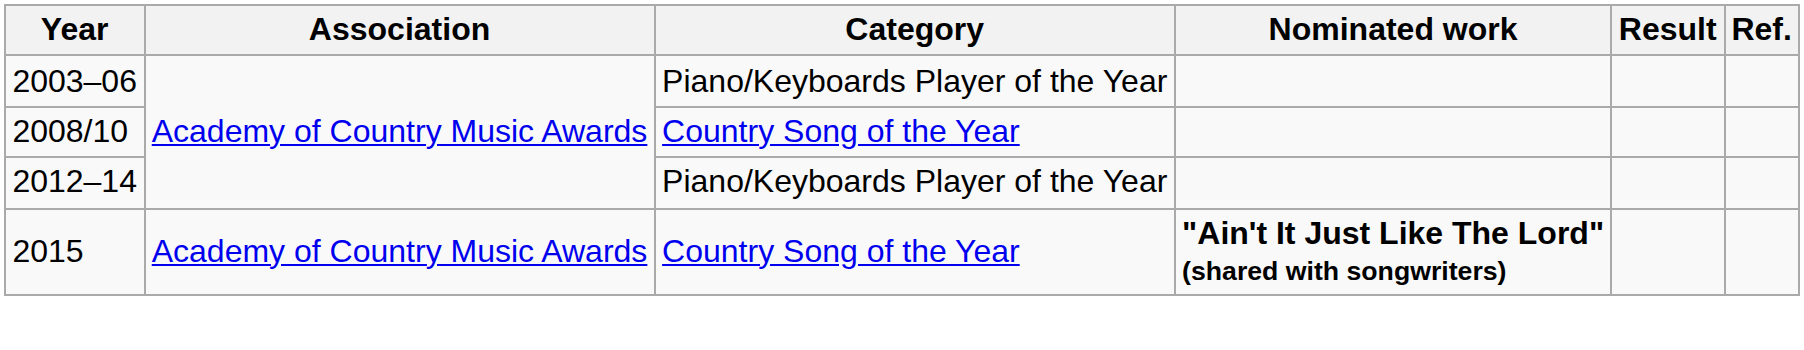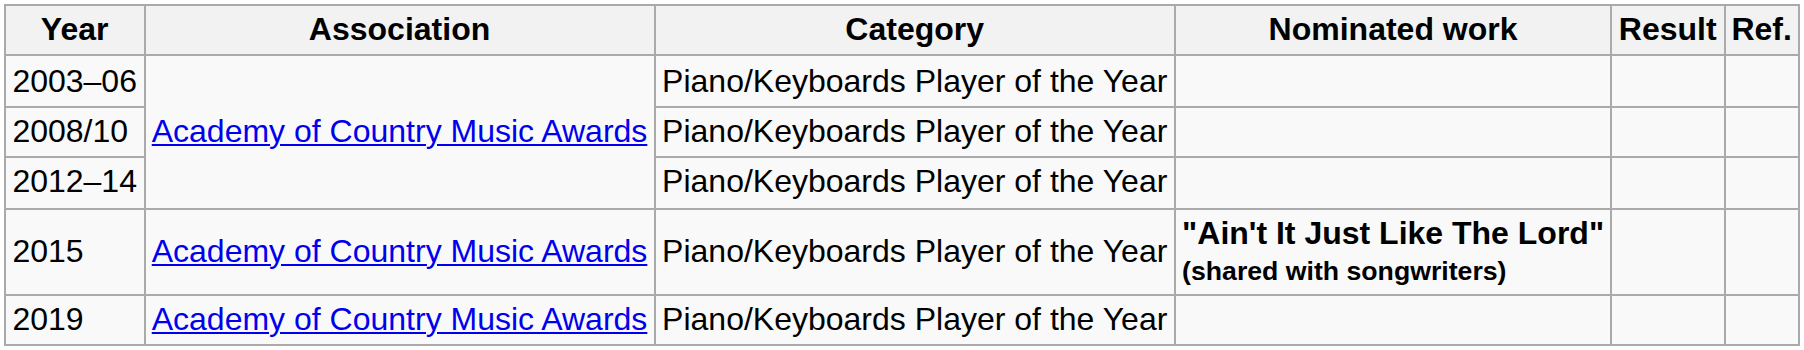(841, 131) Country Song of the Year -> (915, 131) Piano/Keyboards Player of the Year
(841, 250) Country Song of the Year -> (915, 250) Piano/Keyboards Player of the Year
+ row: (48, 319)
